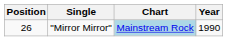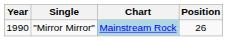columns swapped: (209, 12) <-> (26, 12)
